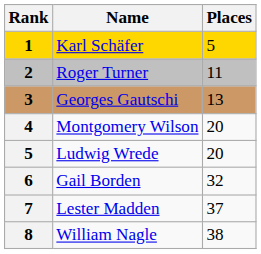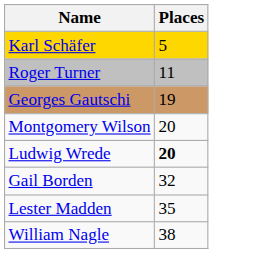- column: (28, 18)
(215, 99) 13 -> (167, 99) 19
(215, 153) normal -> (167, 153) bold
(215, 208) 37 -> (167, 208) 35
